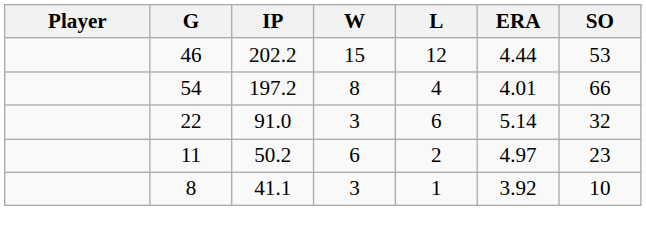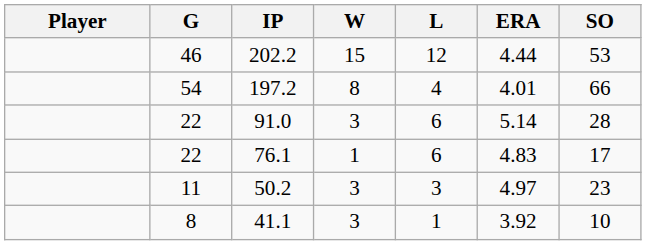(600, 121) 32 -> (600, 121) 28
+ row: (273, 155)
(355, 155) 6 -> (355, 188) 3
(436, 155) 2 -> (436, 188) 3
